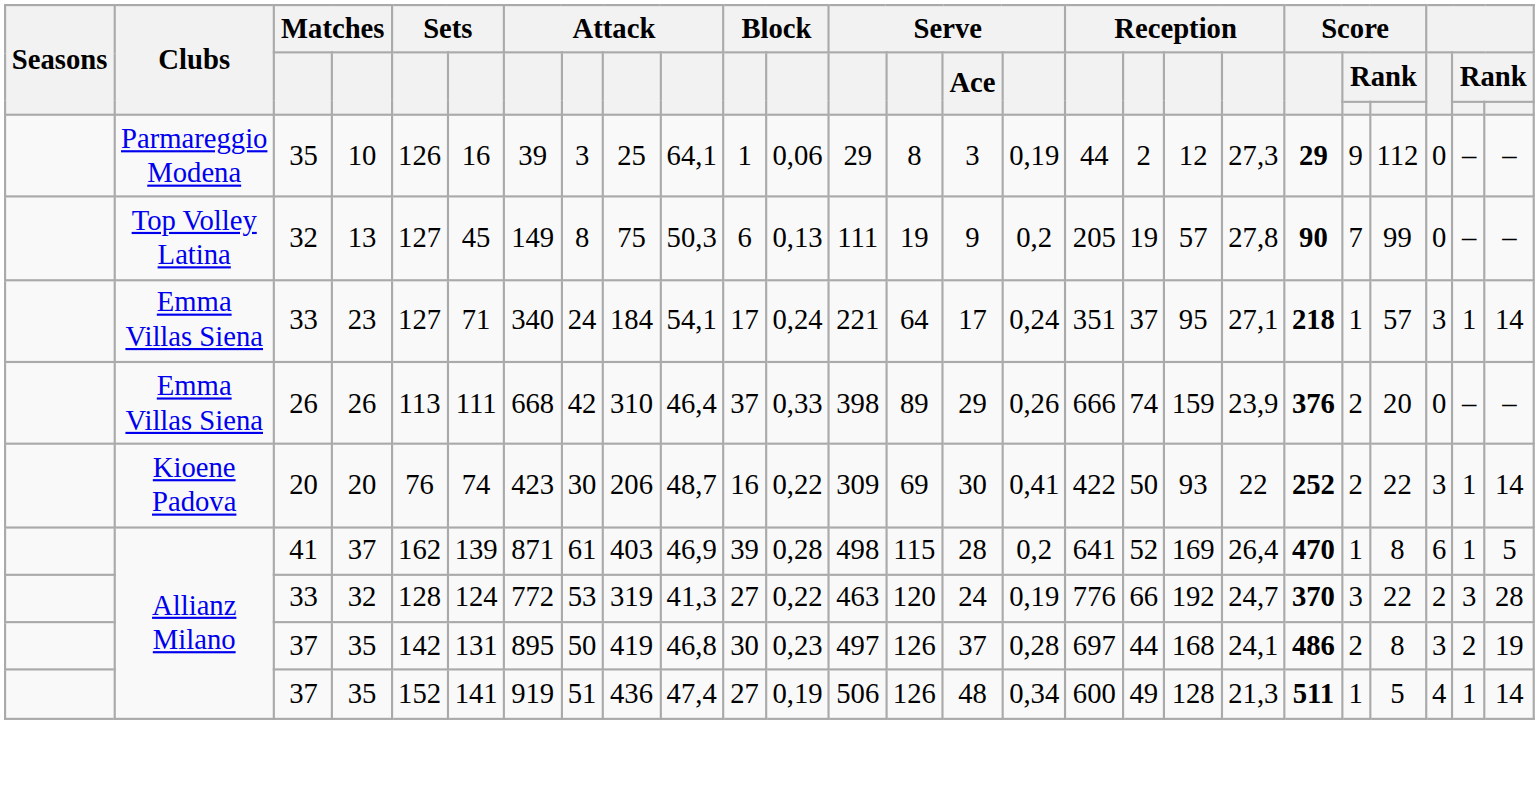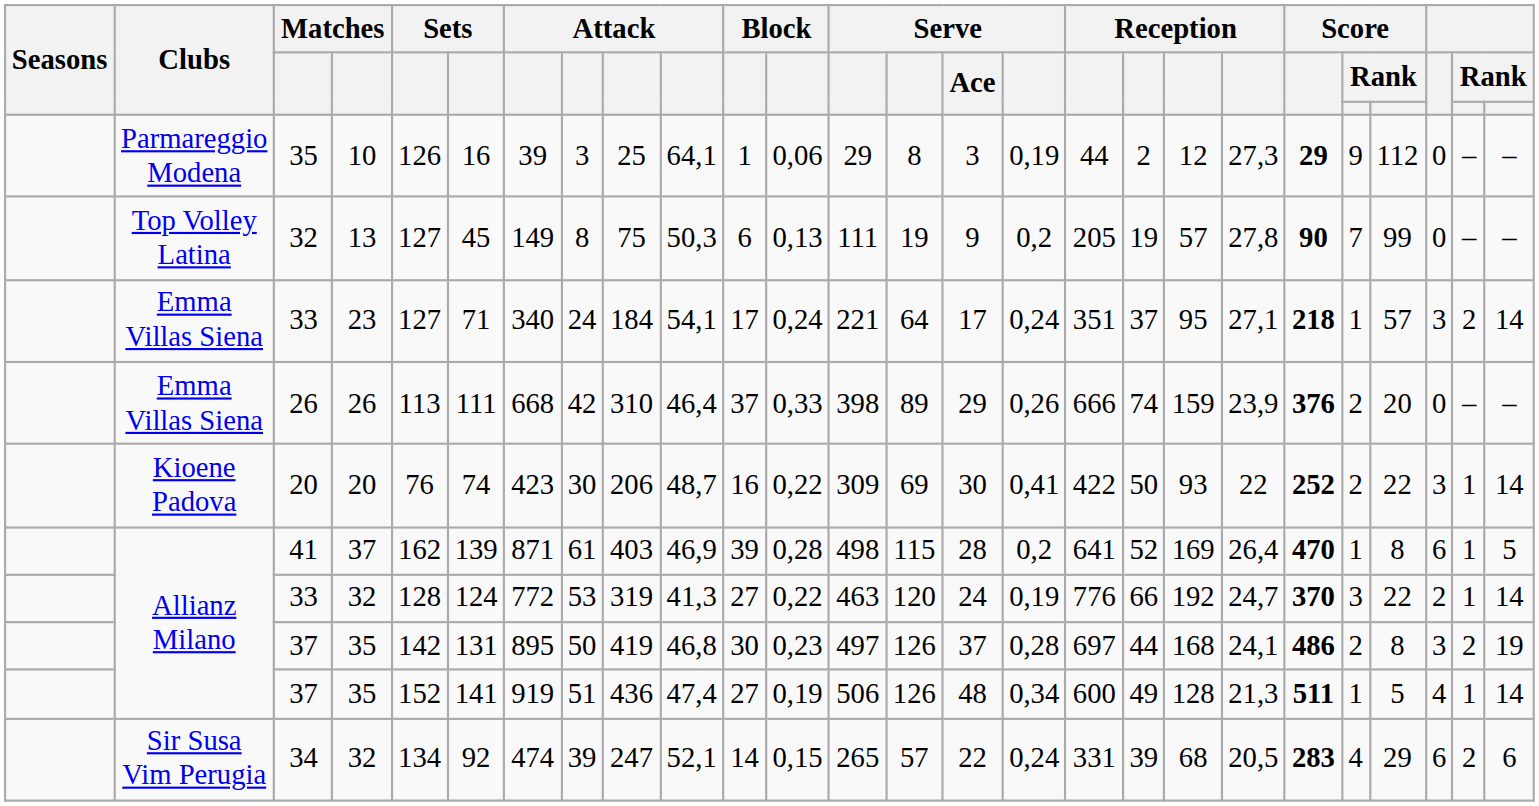(1469, 320) 1 -> (1469, 320) 2
(1469, 598) 3 -> (1469, 598) 1
(1509, 598) 28 -> (1509, 598) 14
+ row: (303, 759)
